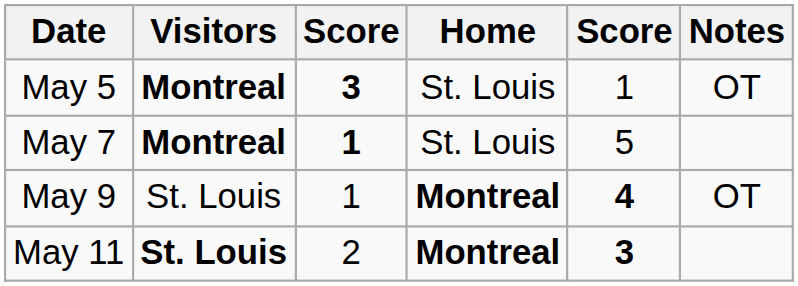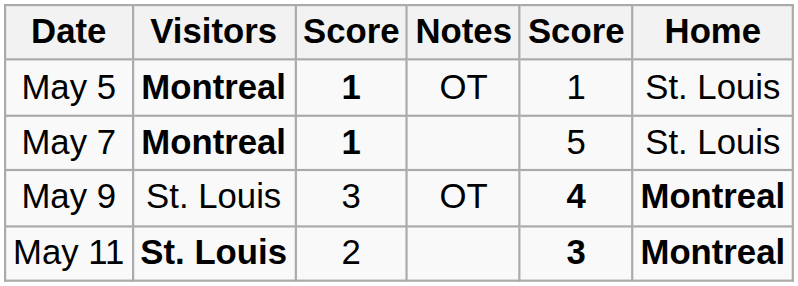columns swapped: (488, 32) <-> (737, 32)
(351, 87) 3 -> (351, 87) 1
(351, 197) 1 -> (351, 197) 3
